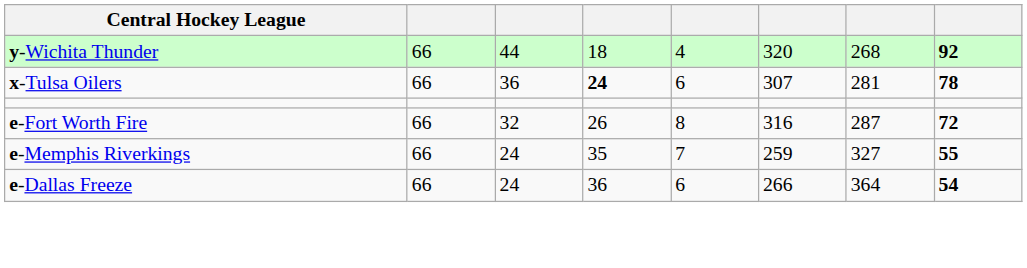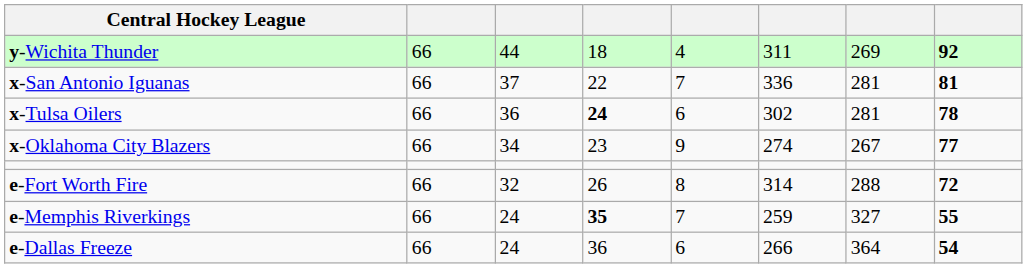(778, 51) 320 -> (777, 51) 311
(866, 51) 268 -> (866, 51) 269
+ row: (99, 82)
(778, 82) 307 -> (778, 113) 302
+ row: (110, 144)
(778, 122) 316 -> (778, 185) 314
(866, 122) 287 -> (866, 185) 288
(597, 154) normal -> (597, 216) bold
